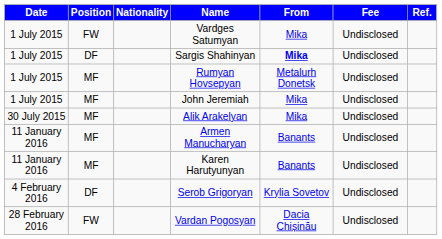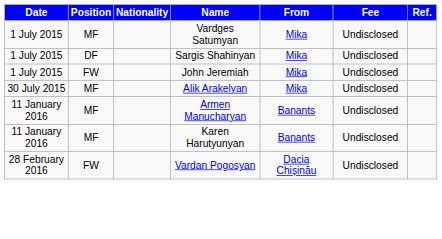(91, 35) FW -> (91, 35) MF
(296, 56) bold -> (296, 56) normal
- row: (215, 78)
(91, 100) MF -> (91, 73) FW
- row: (215, 193)
